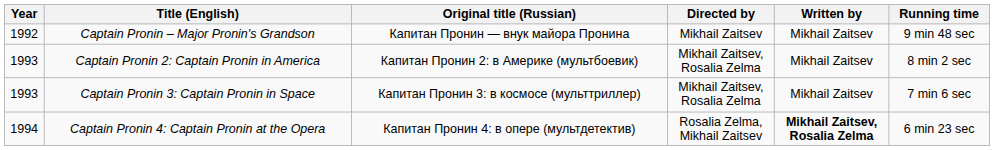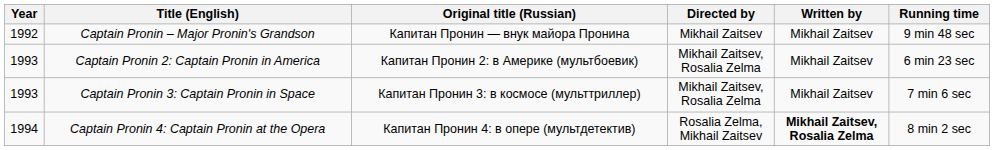(939, 61) 8 min 2 sec -> (939, 61) 6 min 23 sec
(939, 128) 6 min 23 sec -> (939, 128) 8 min 2 sec
